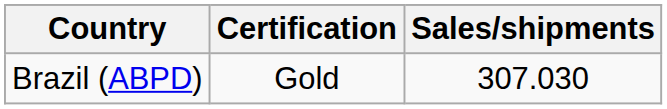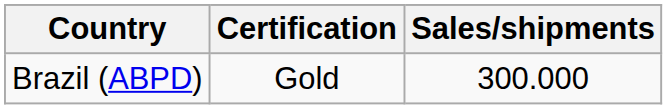(533, 77) 307.030 -> (533, 77) 300.000
